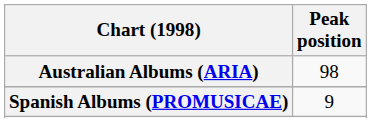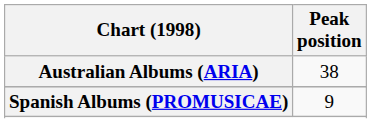(329, 71) 98 -> (329, 71) 38
